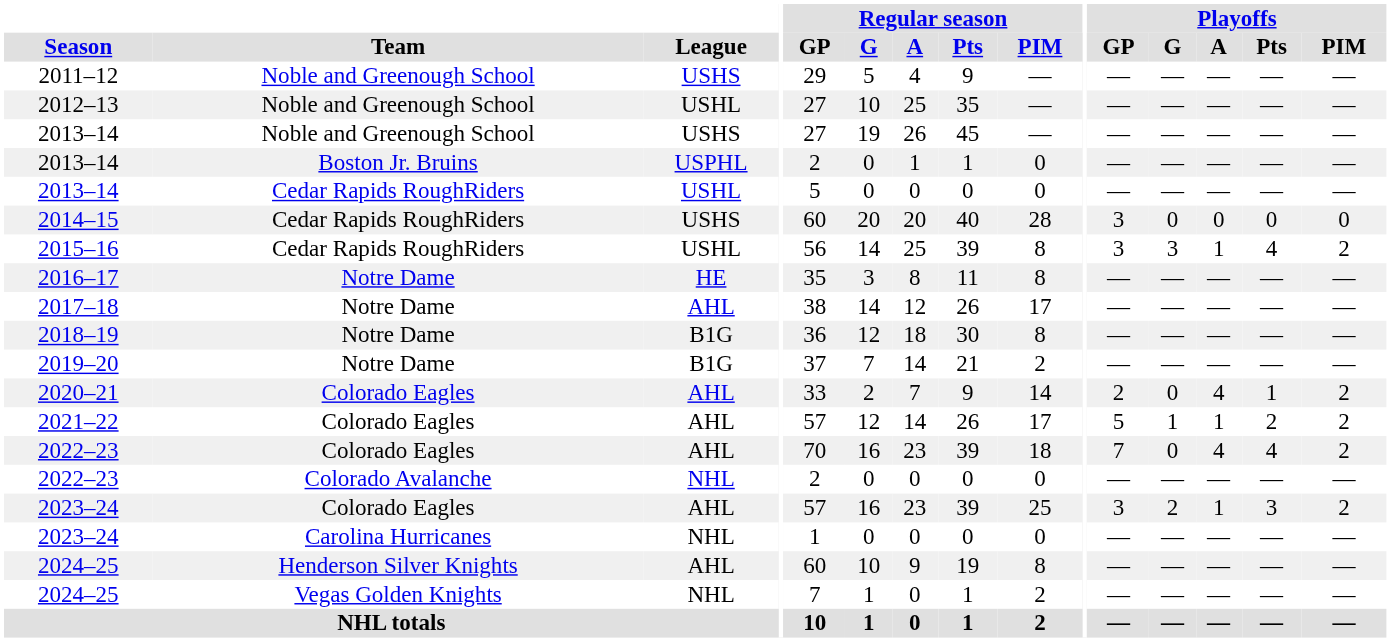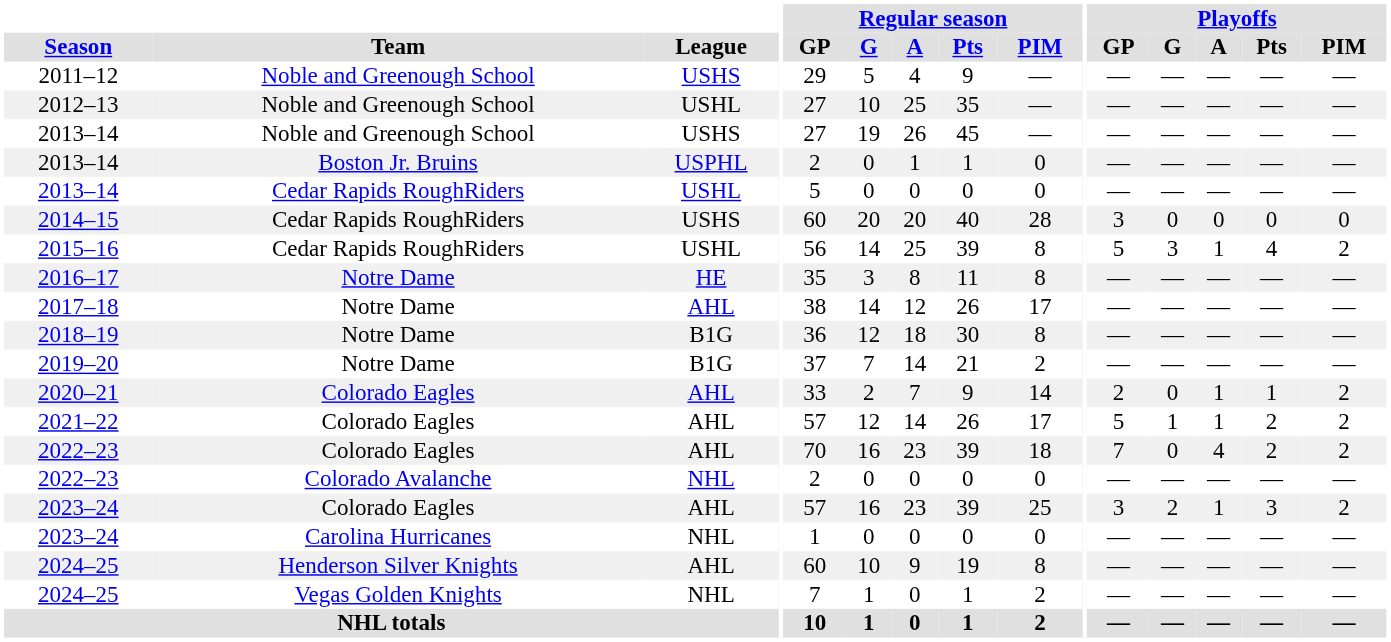(1118, 248) 3 -> (1118, 248) 5
(1219, 392) 4 -> (1219, 392) 1
(1272, 450) 4 -> (1272, 450) 2
